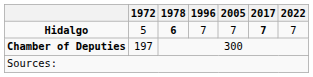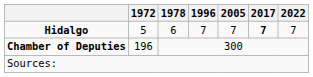(173, 30) bold -> (173, 30) normal
(143, 47) 197 -> (143, 47) 196
